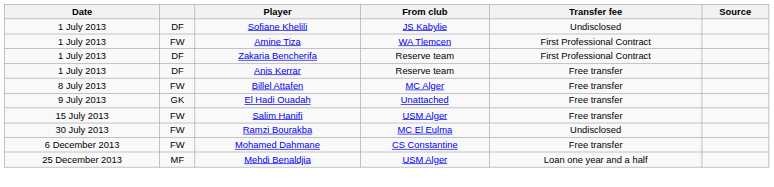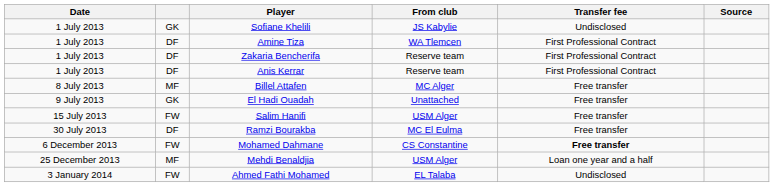(177, 26) DF -> (172, 26) GK
(177, 41) FW -> (172, 41) DF
(596, 71) Free transfer -> (601, 71) First Professional Contract
(177, 85) FW -> (172, 85) MF
(177, 130) FW -> (172, 130) DF
(596, 130) Undisclosed -> (601, 130) Free transfer
(596, 144) normal -> (601, 144) bold
+ row: (281, 174)
